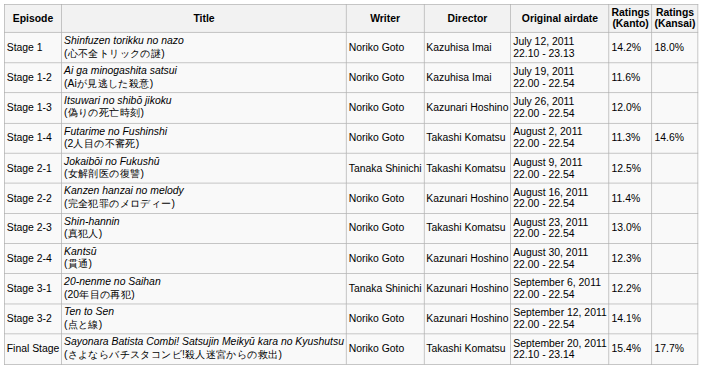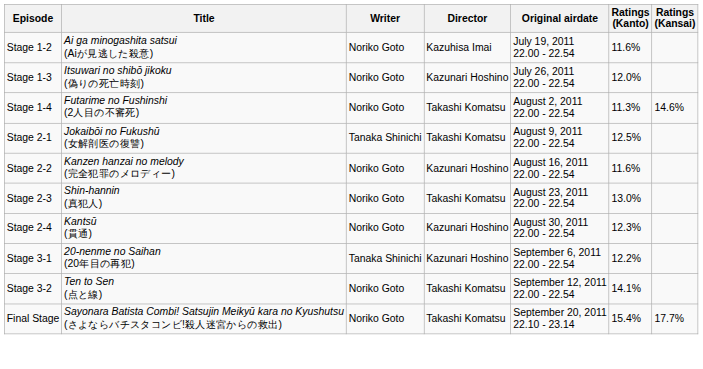- row: (25, 47)
(626, 198) 11.4% -> (626, 168) 11.6%
(467, 319) Kazunari Hoshino -> (466, 288) Takashi Komatsu
